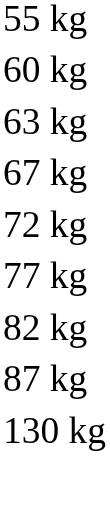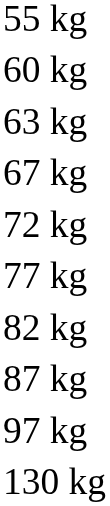+ row: (45, 430)
